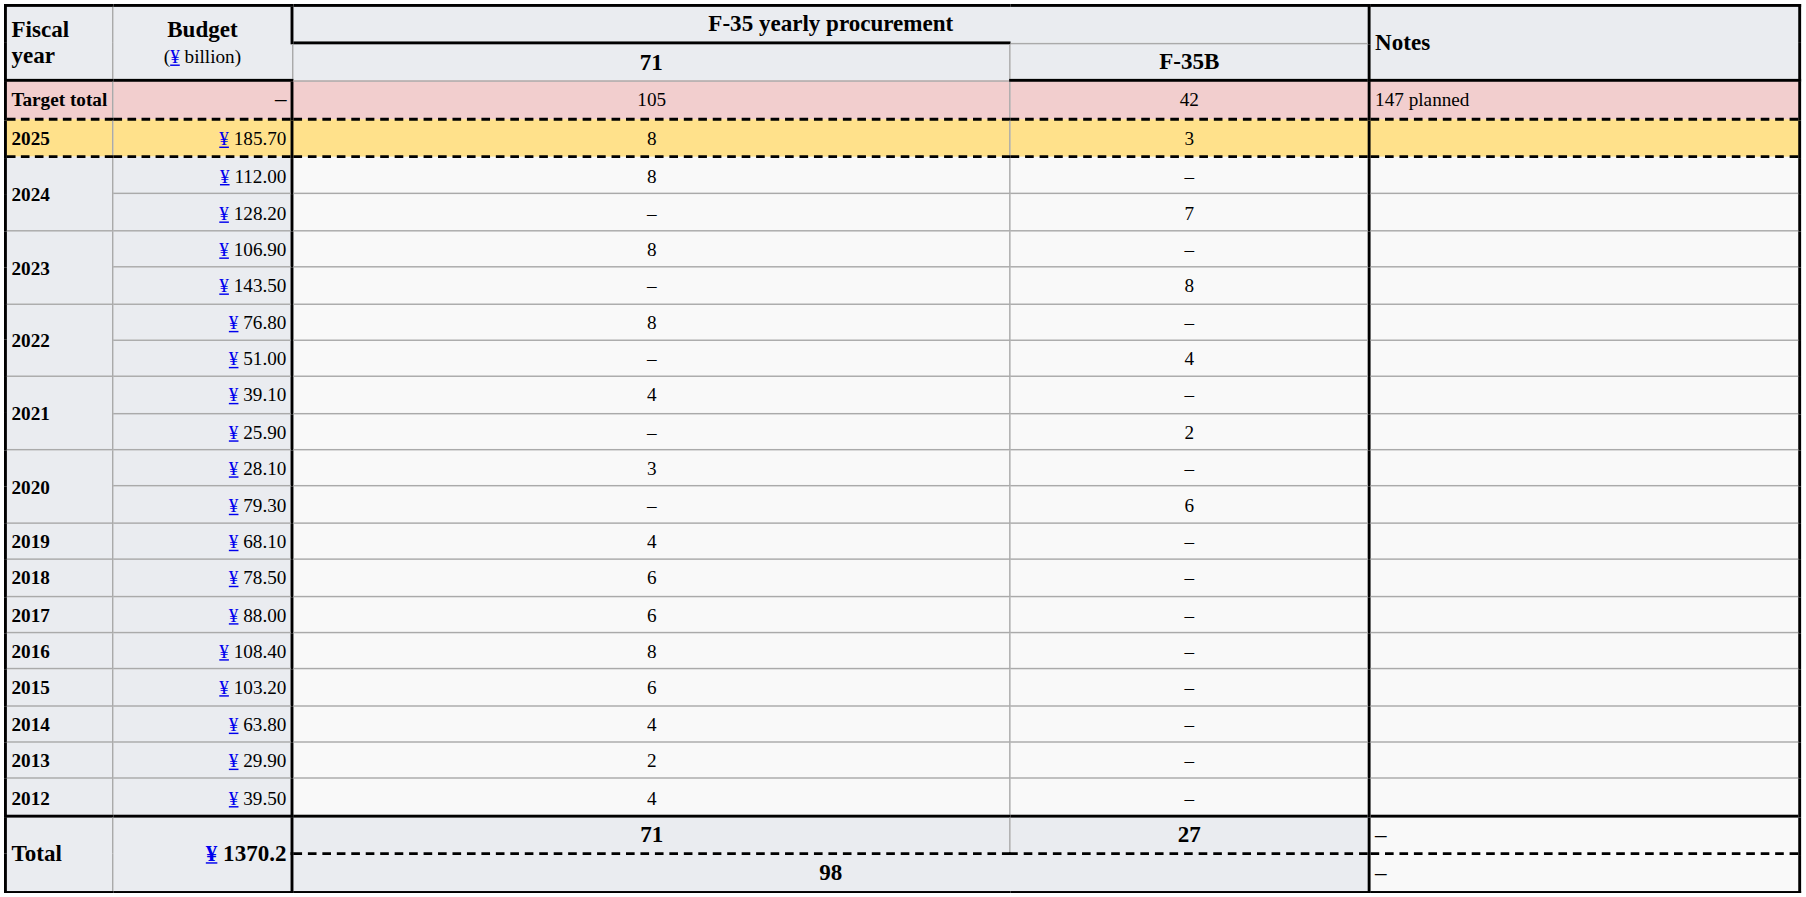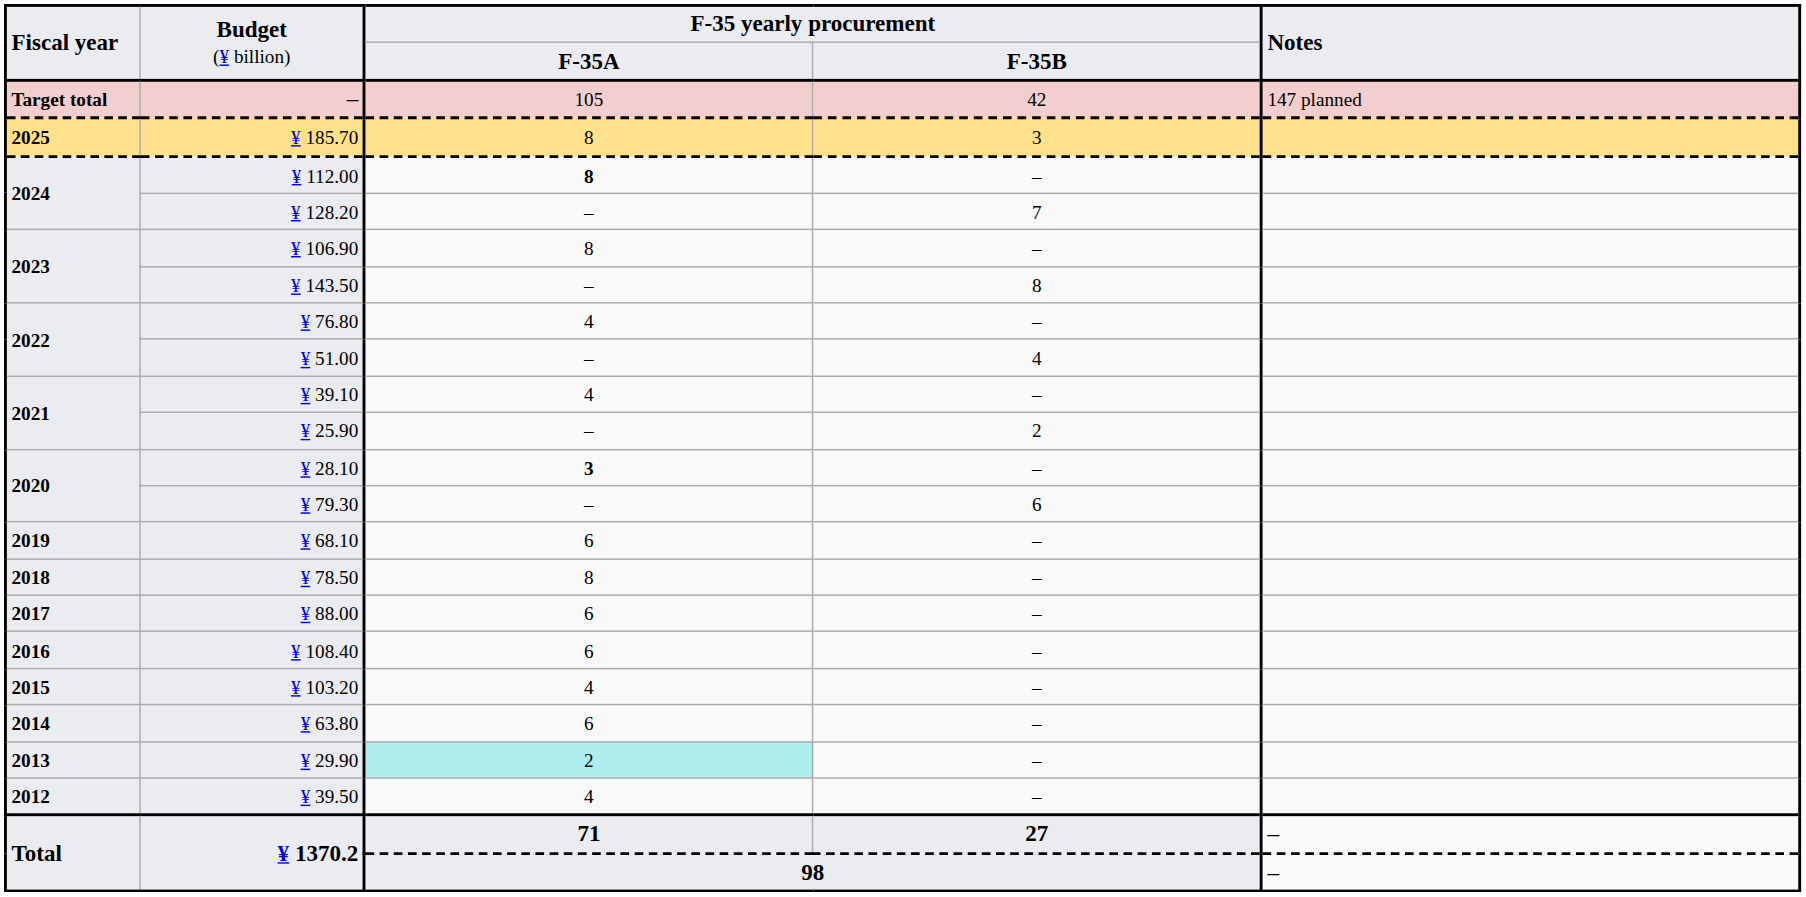(651, 62) 71 -> (589, 60) F-35A
(652, 176) normal -> (589, 174) bold
(652, 323) 8 -> (589, 322) 4
(652, 469) normal -> (589, 467) bold
(652, 542) 4 -> (589, 541) 6
(652, 578) 6 -> (589, 578) 8
(652, 651) 8 -> (589, 651) 6
(652, 688) 6 -> (589, 687) 4
(652, 724) 4 -> (589, 724) 6
(652, 761) no background -> (589, 760) paleturquoise background
